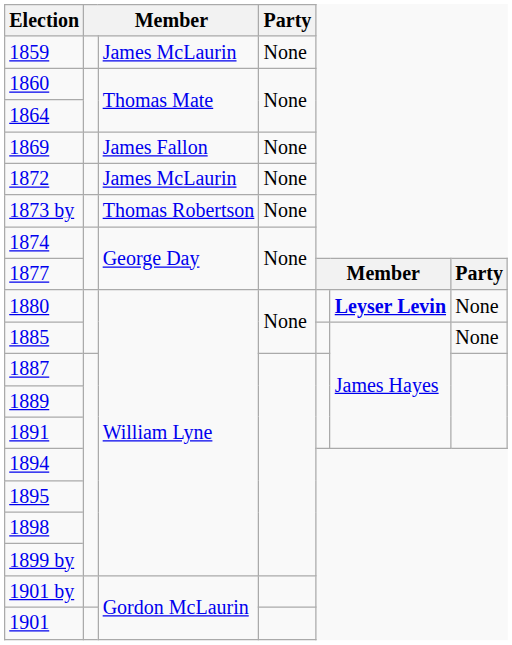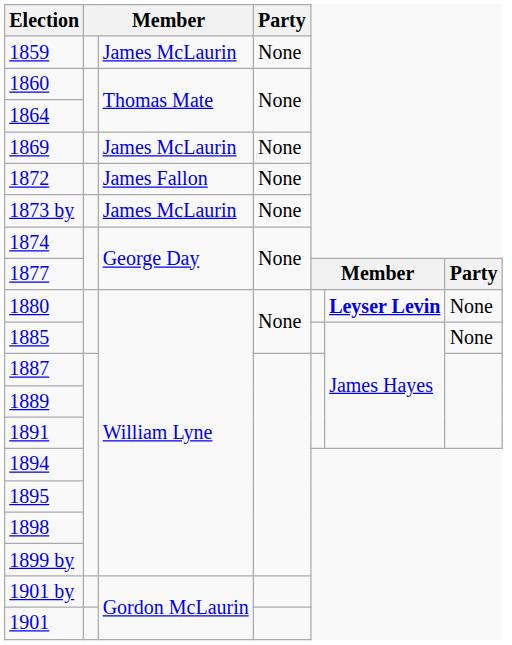(155, 147) James Fallon -> (170, 147) James McLaurin
(170, 178) James McLaurin -> (155, 178) James Fallon
(179, 210) Thomas Robertson -> (170, 210) James McLaurin
